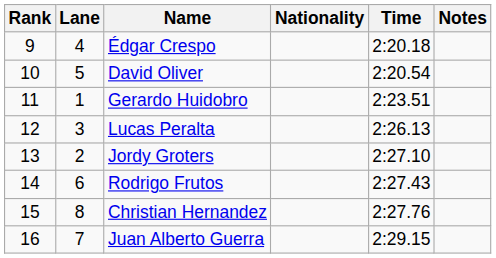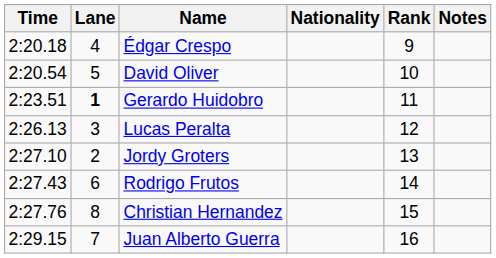columns swapped: (30, 18) <-> (401, 18)
(80, 101) normal -> (95, 101) bold
